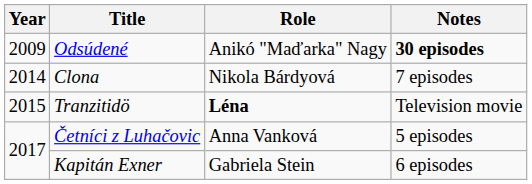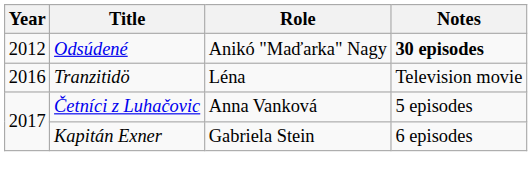(27, 48) 2009 -> (27, 48) 2012
- row: (77, 77)
(27, 106) 2015 -> (27, 77) 2016
(229, 106) bold -> (227, 77) normal
